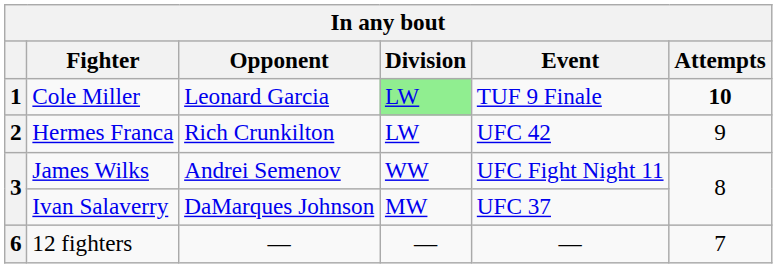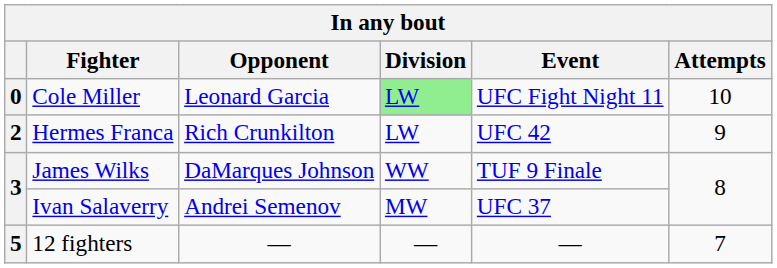(16, 96) 1 -> (16, 96) 0
(539, 96) TUF 9 Finale -> (570, 96) UFC Fight Night 11
(720, 96) bold -> (720, 96) normal
(262, 170) Andrei Semenov -> (279, 170) DaMarques Johnson
(570, 170) UFC Fight Night 11 -> (539, 170) TUF 9 Finale
(279, 206) DaMarques Johnson -> (262, 206) Andrei Semenov
(16, 243) 6 -> (16, 243) 5
